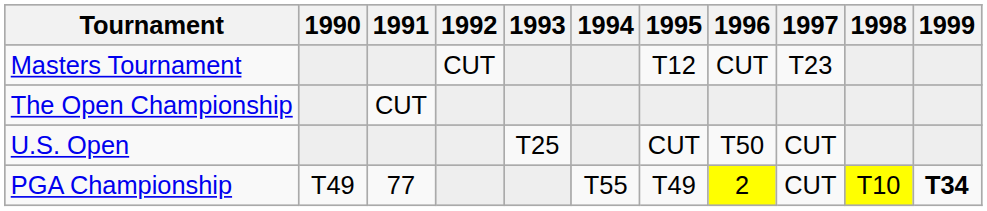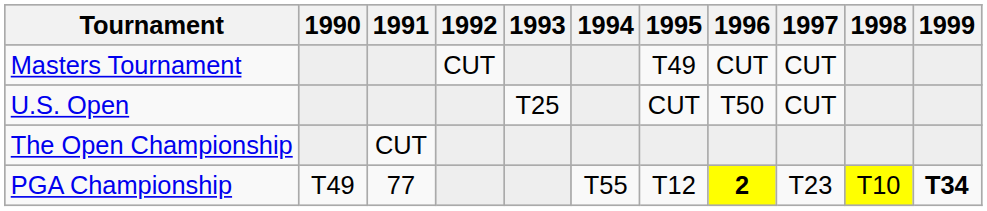(674, 65) T12 -> (674, 65) T49
(810, 65) T23 -> (810, 65) CUT
rows swapped: (70, 146) <-> (152, 105)
(674, 186) T49 -> (674, 186) T12
(742, 186) normal -> (742, 186) bold
(810, 186) CUT -> (810, 186) T23
